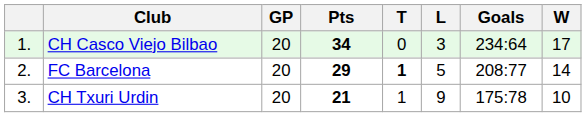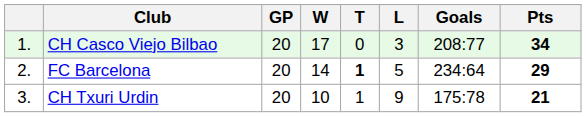columns swapped: (561, 17) <-> (341, 17)
(501, 44) 234:64 -> (459, 44) 208:77
(501, 71) 208:77 -> (459, 71) 234:64
